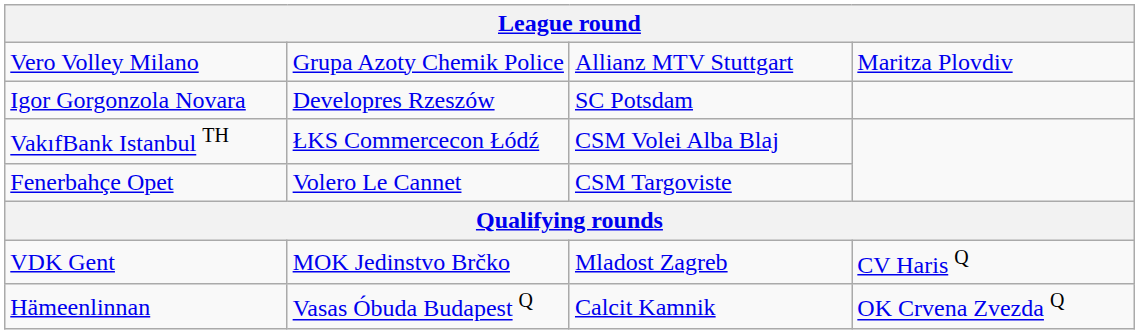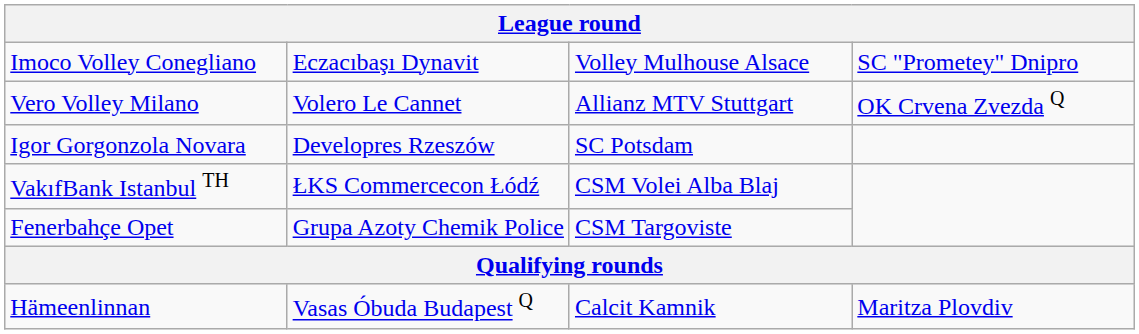+ row: (133, 61)
(428, 61) Grupa Azoty Chemik Police -> (377, 102) Volero Le Cannet
(935, 61) Maritza Plovdiv -> (961, 102) OK Crvena Zvezda Q
(377, 182) Volero Le Cannet -> (428, 226) Grupa Azoty Chemik Police
- row: (63, 261)
(961, 306) OK Crvena Zvezda Q -> (935, 306) Maritza Plovdiv
